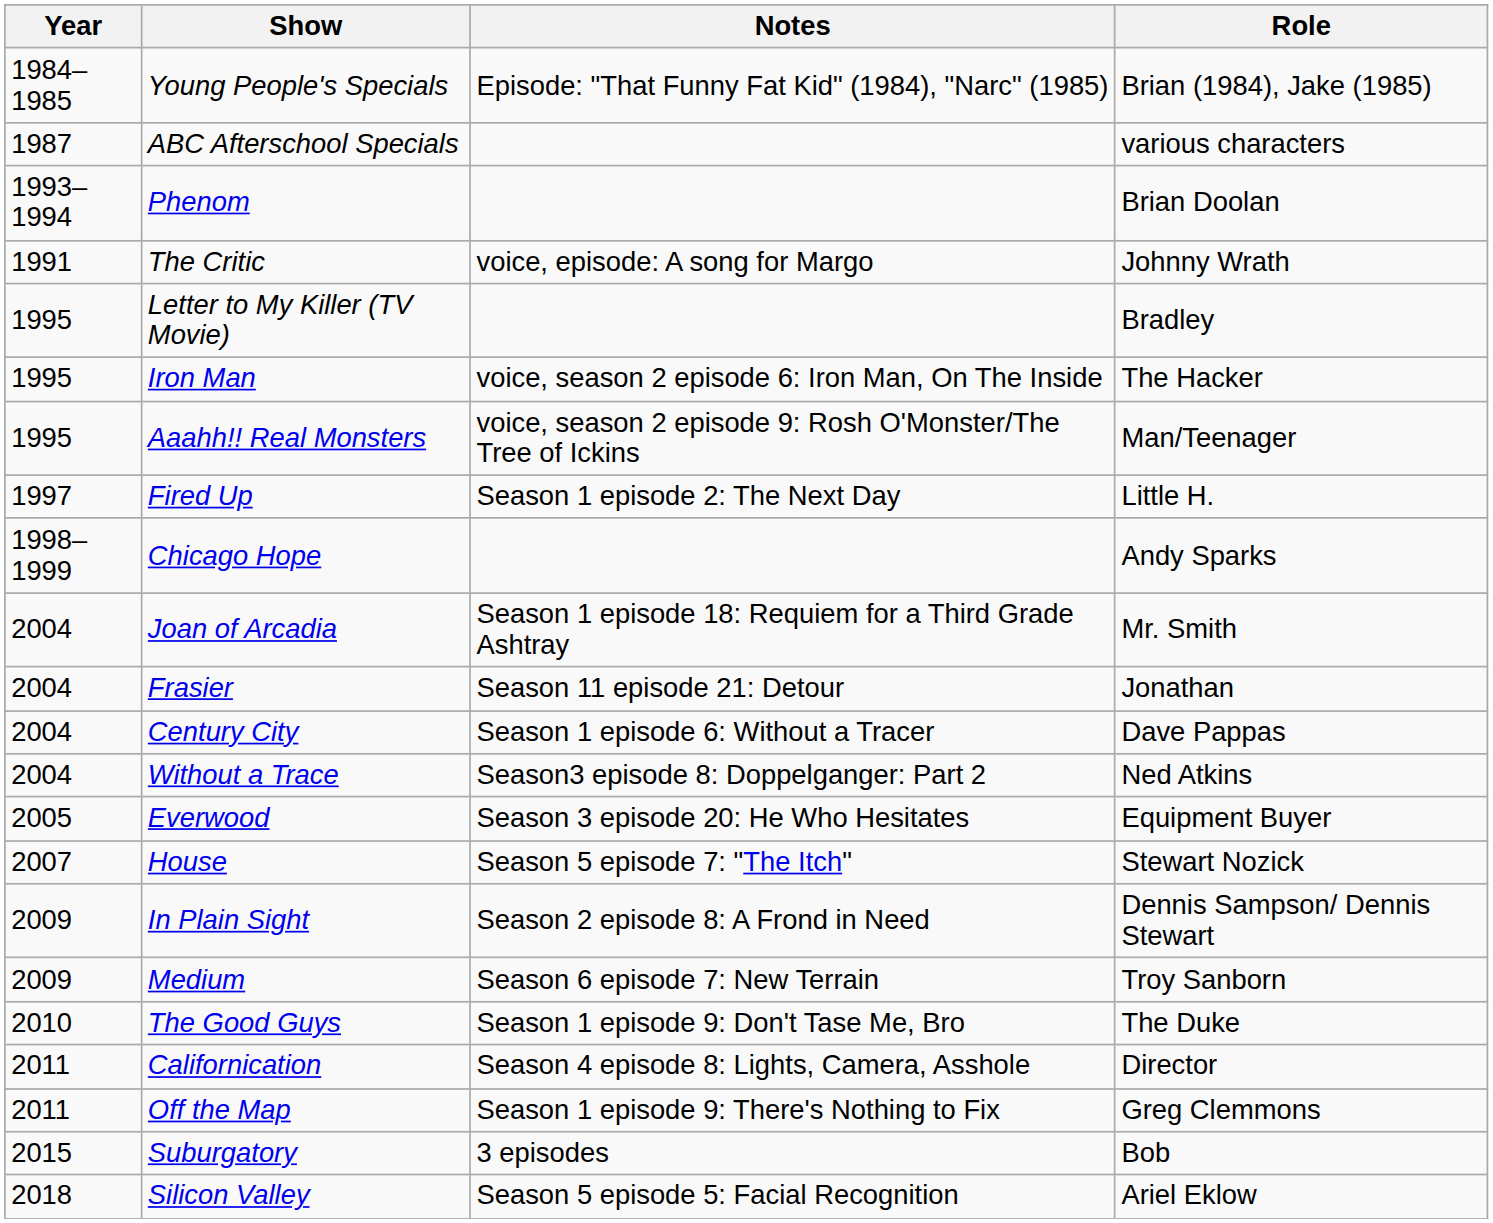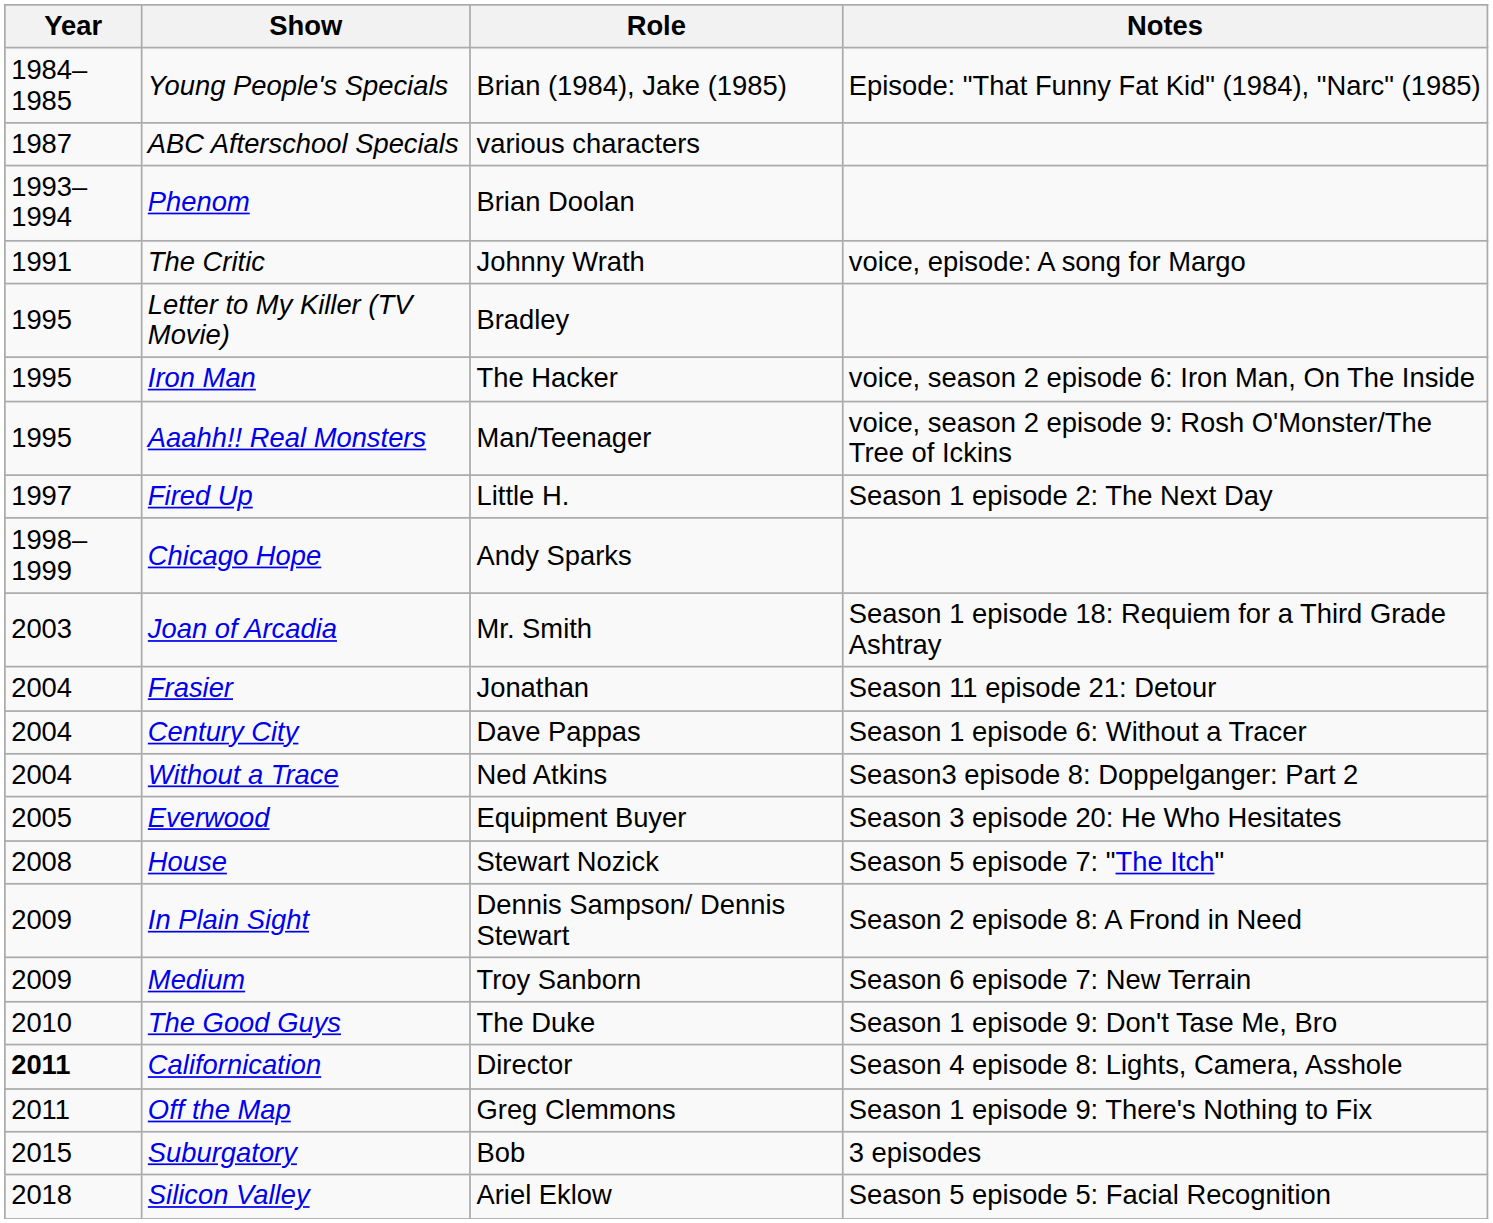columns swapped: (1301, 26) <-> (793, 26)
(42, 629) 2004 -> (42, 629) 2003
(42, 861) 2007 -> (42, 861) 2008
(41, 1066) normal -> (41, 1066) bold
